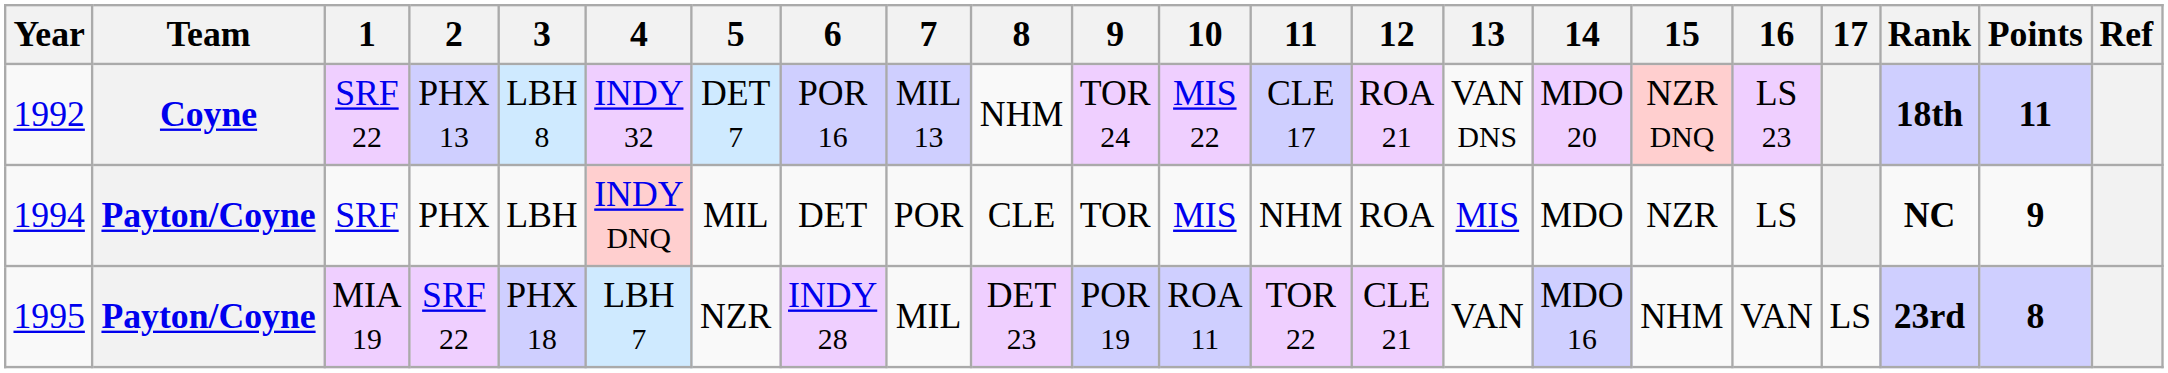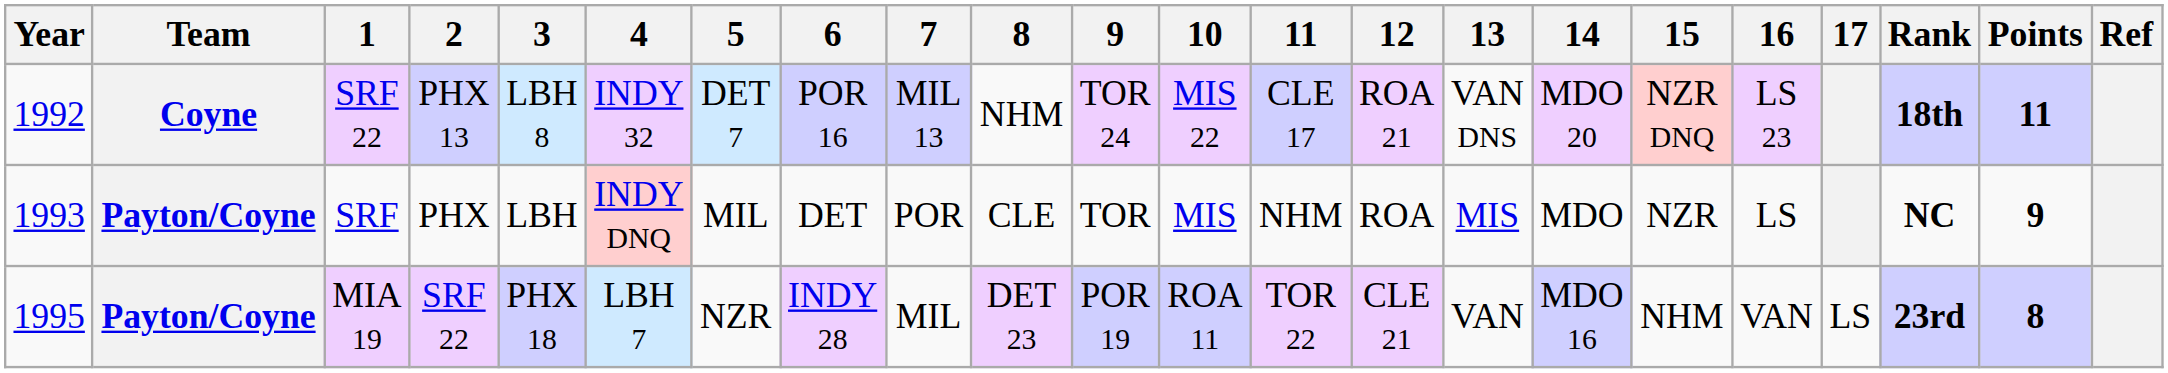(49, 215) 1994 -> (49, 215) 1993
